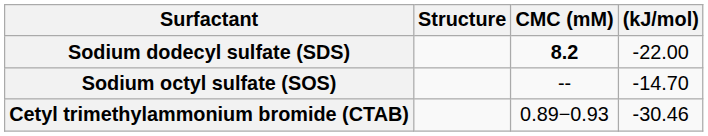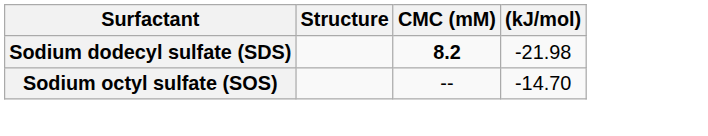(661, 51) -22.00 -> (543, 51) -21.98
- row: (209, 114)
